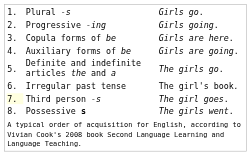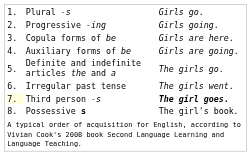(199, 86) The girl's book. -> (196, 86) The girls went.
(194, 99) normal -> (194, 99) bold
(196, 112) The girls went. -> (199, 112) The girl's book.
